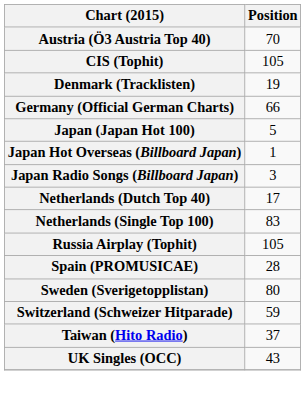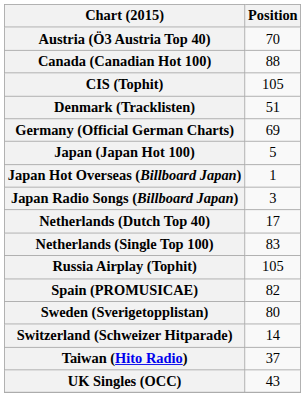+ row: (125, 61)
(273, 84) 19 -> (273, 107) 51
(273, 107) 66 -> (273, 130) 69
(273, 267) 28 -> (273, 289) 82
(273, 312) 59 -> (273, 335) 14
